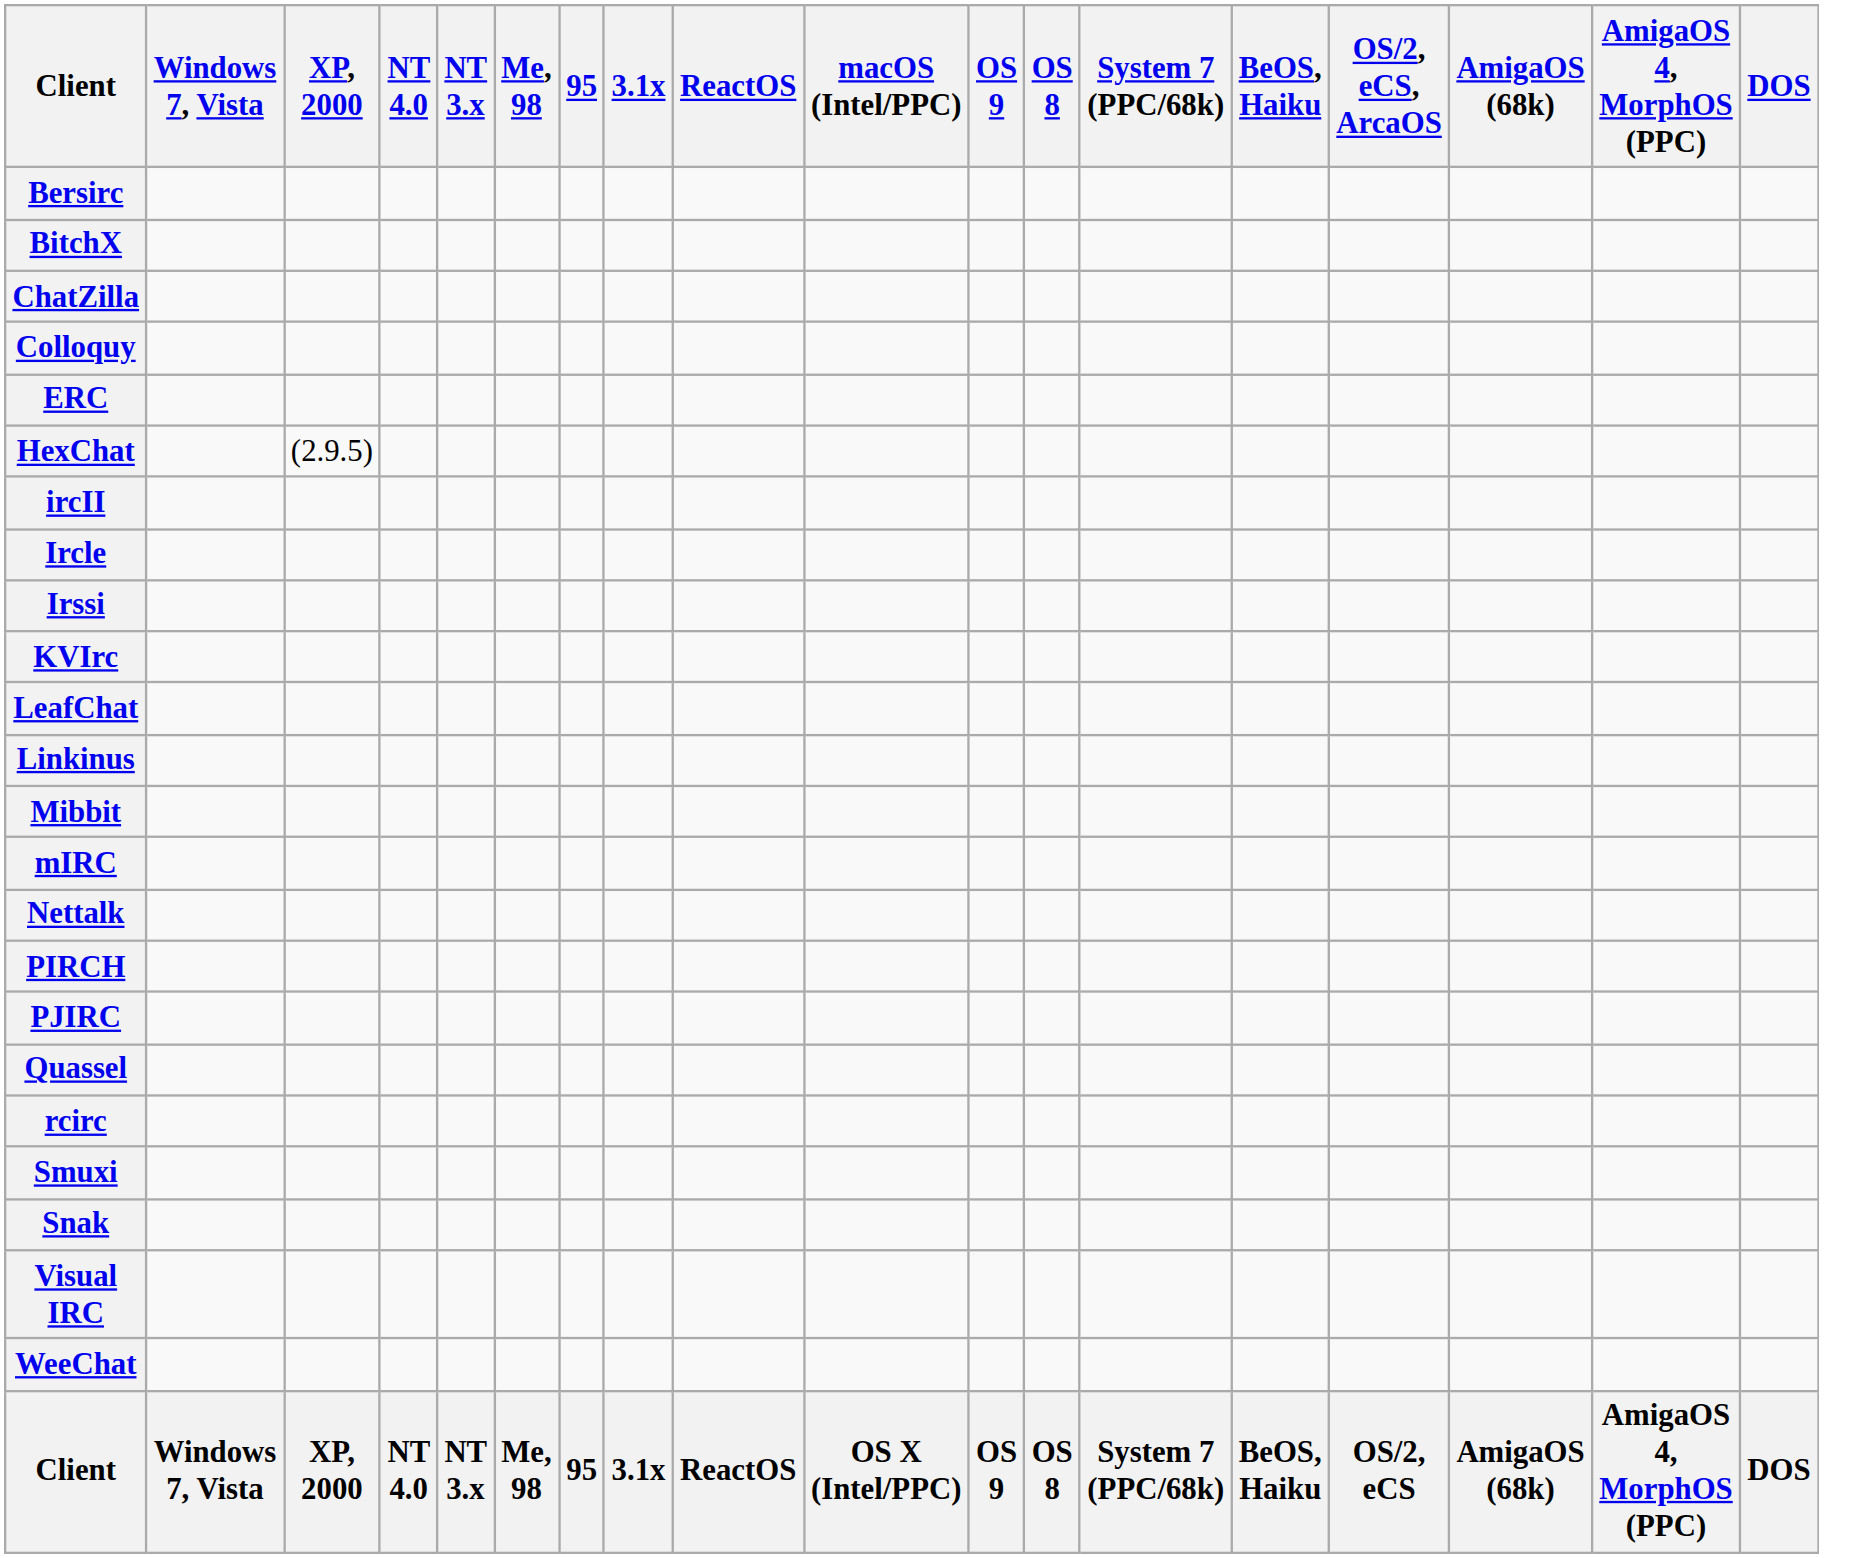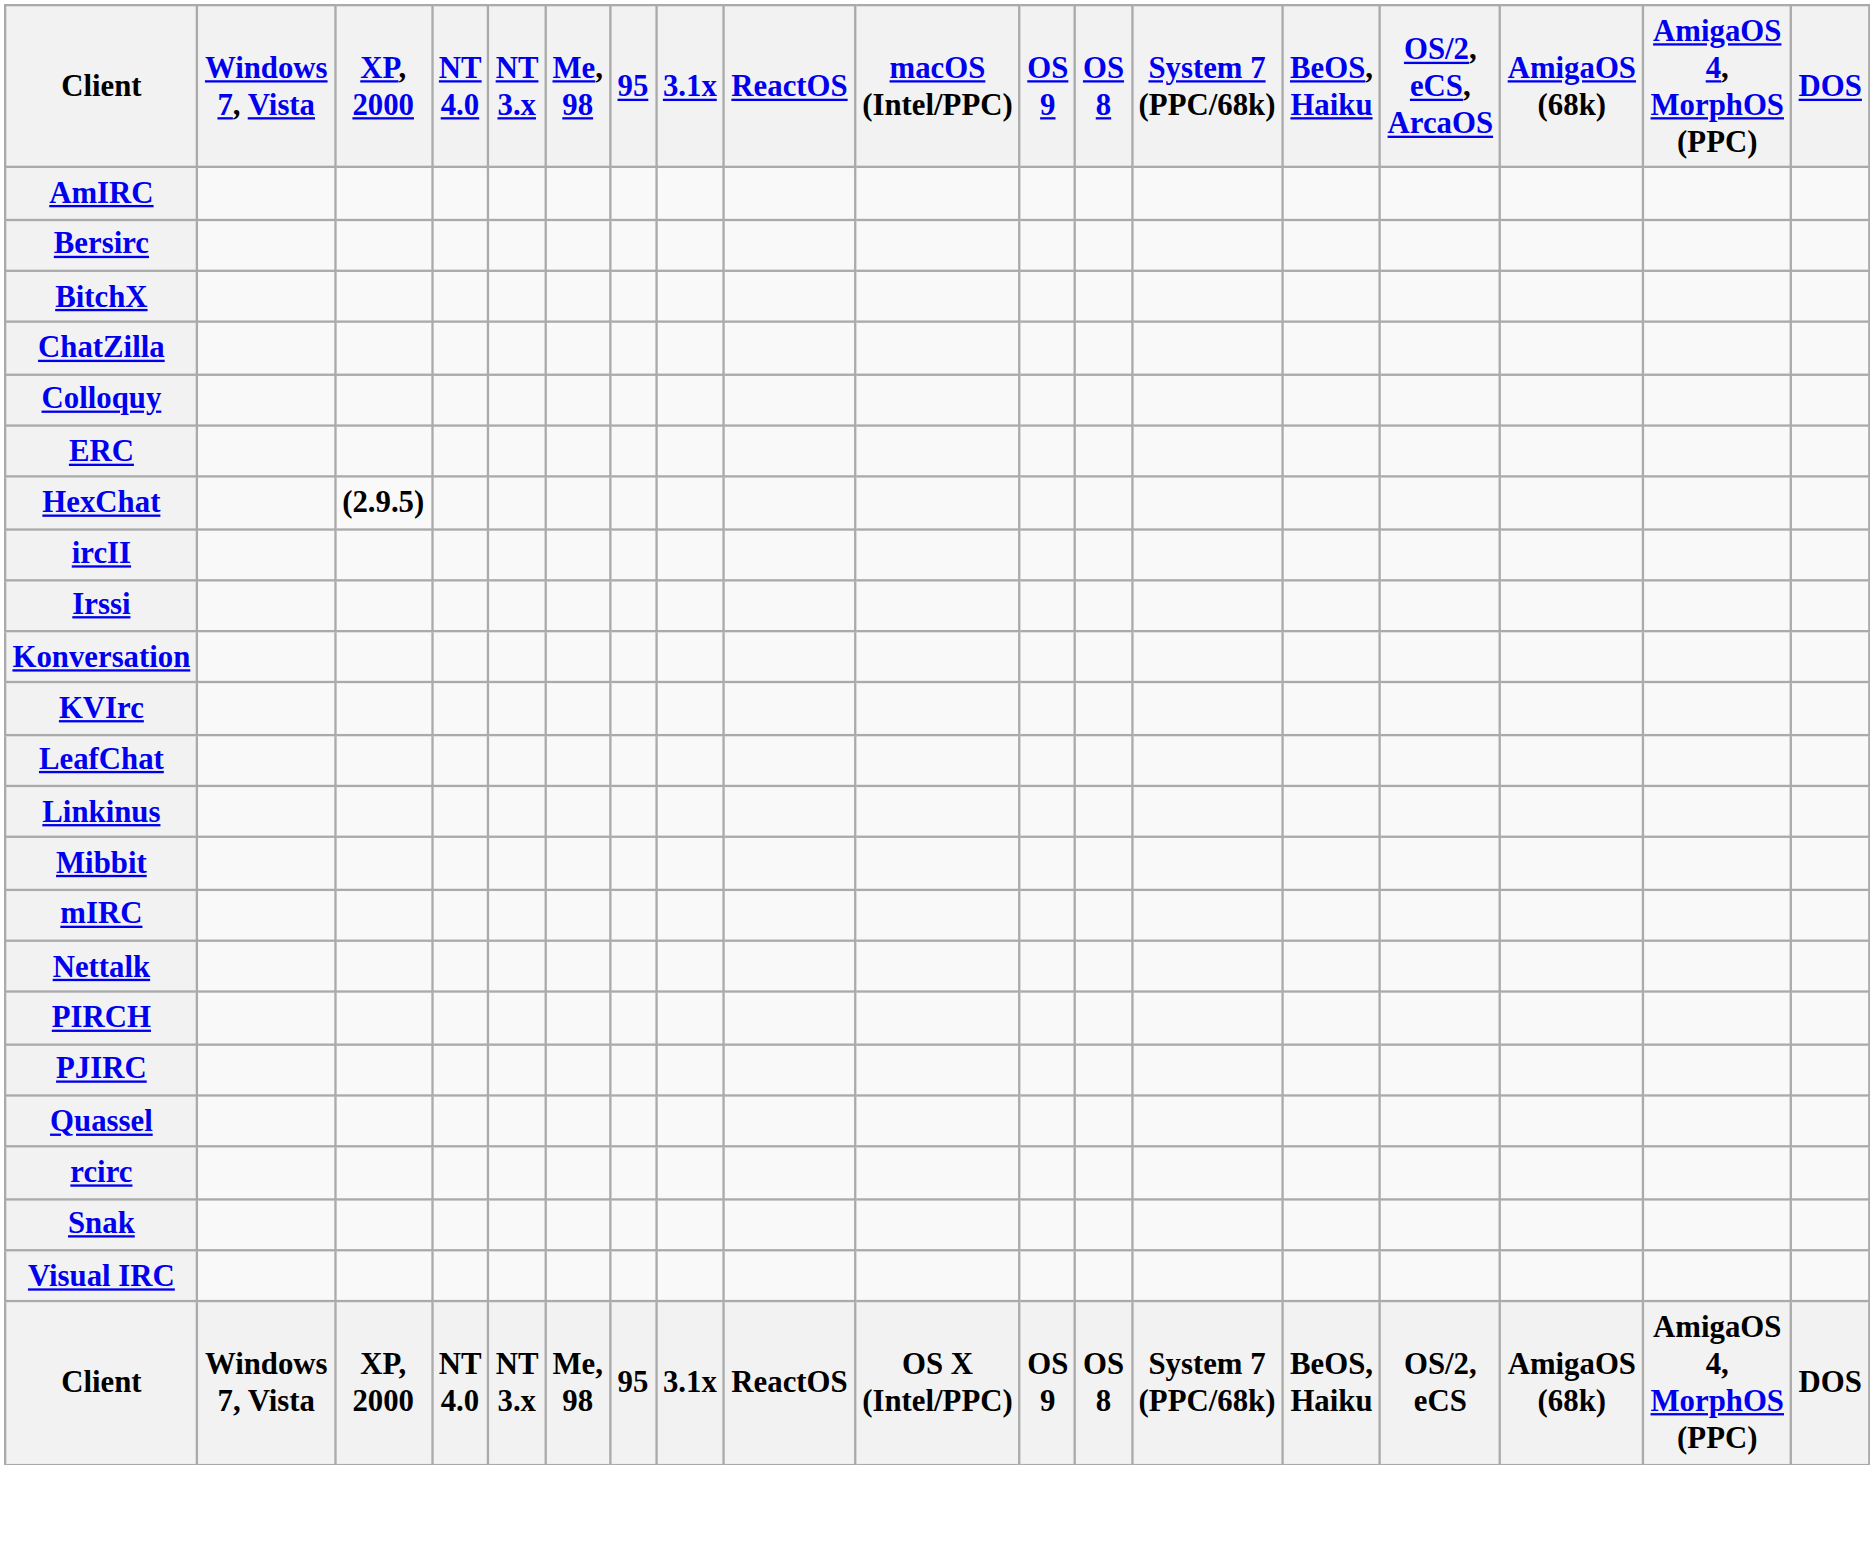+ row: (101, 193)
(332, 450) normal -> (383, 502) bold
- row: (76, 553)
+ row: (101, 656)
- row: (76, 1172)
- row: (76, 1363)
